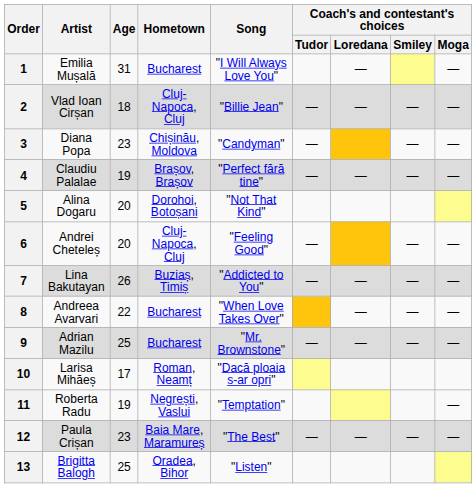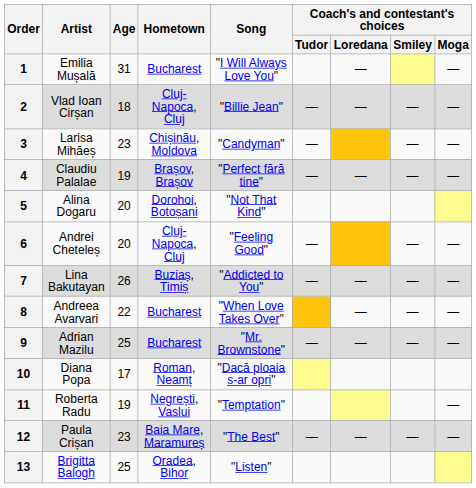(76, 144) Diana Popa -> (76, 144) Larisa Mihăeș
(76, 374) Larisa Mihăeș -> (76, 374) Diana Popa
